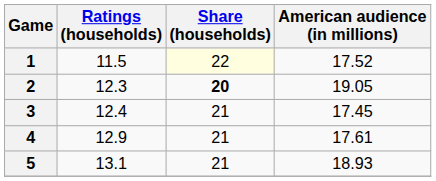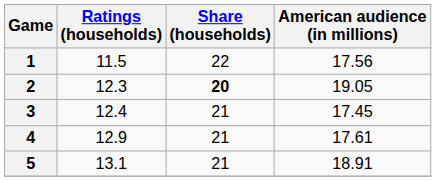(220, 61) lightyellow background -> (220, 61) no background
(352, 61) 17.52 -> (352, 61) 17.56
(352, 163) 18.93 -> (352, 163) 18.91
